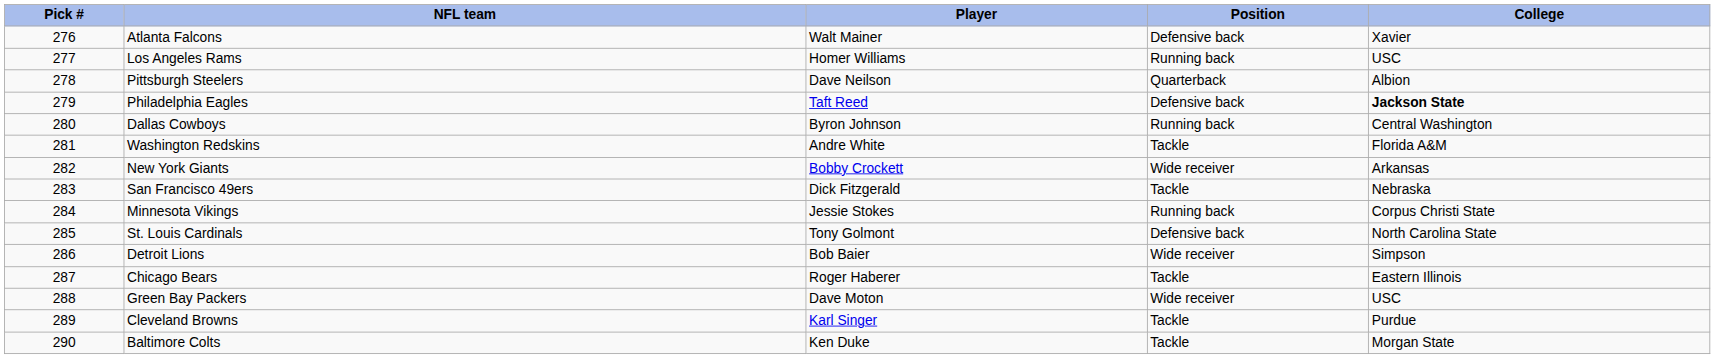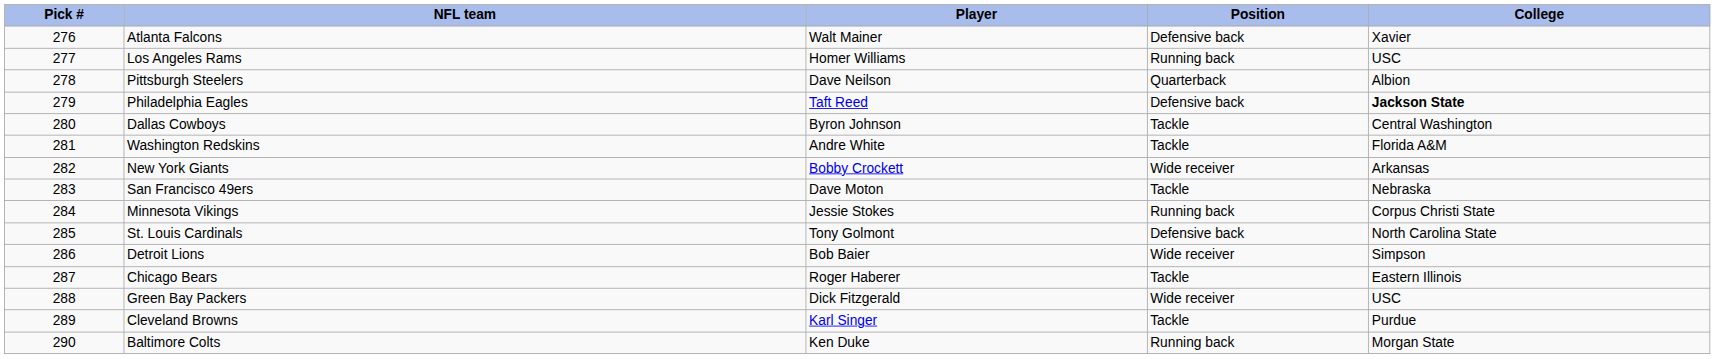(1192, 124) Running back -> (1170, 124) Tackle
(855, 189) Dick Fitzgerald -> (846, 189) Dave Moton
(846, 299) Dave Moton -> (855, 299) Dick Fitzgerald
(1170, 342) Tackle -> (1192, 342) Running back
